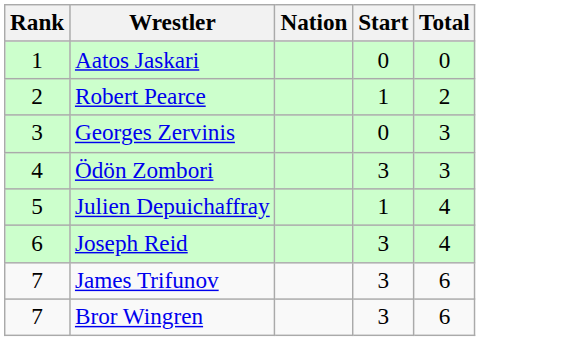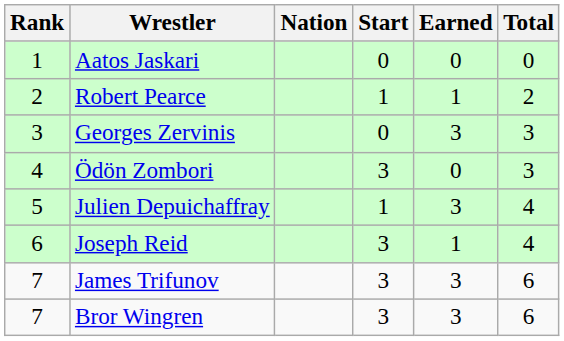+ column: (456, 22)
